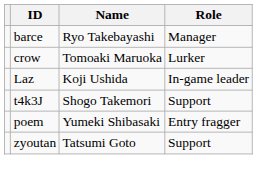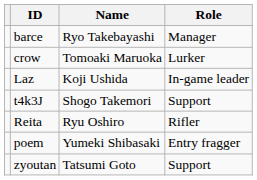+ row: (28, 121)
